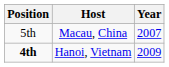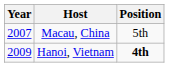columns swapped: (149, 14) <-> (28, 14)
